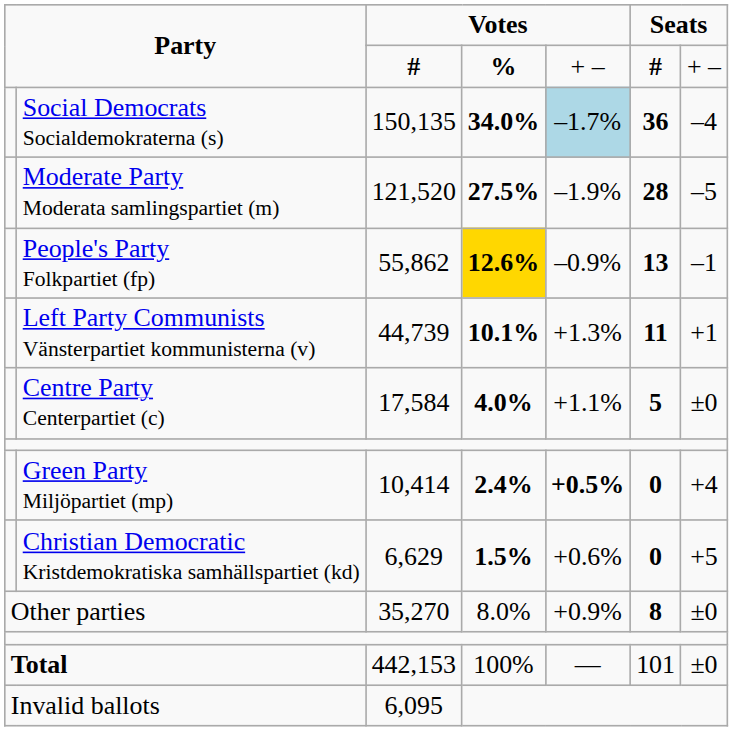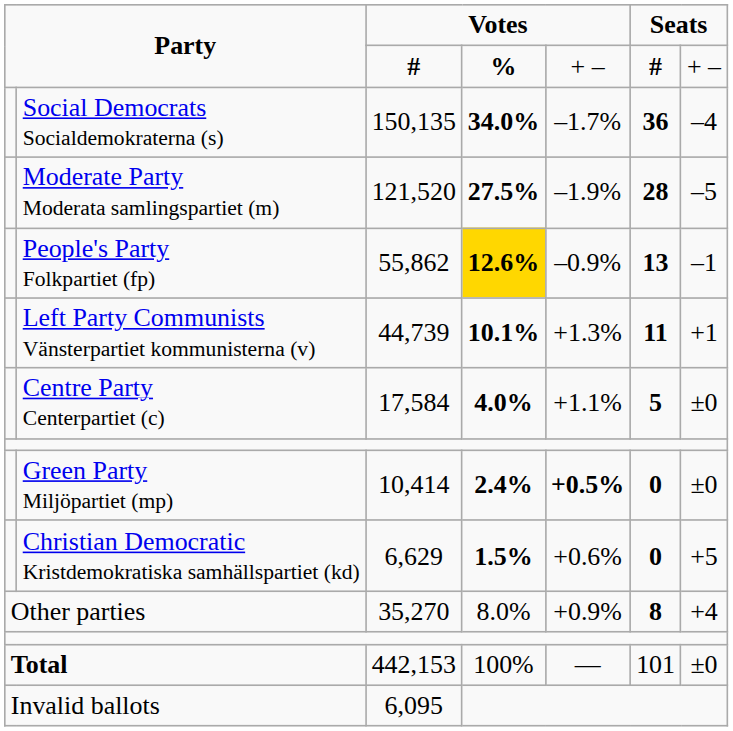(588, 121) lightblue background -> (588, 121) no background
(704, 485) +4 -> (704, 485) ±0
(704, 611) ±0 -> (704, 611) +4
